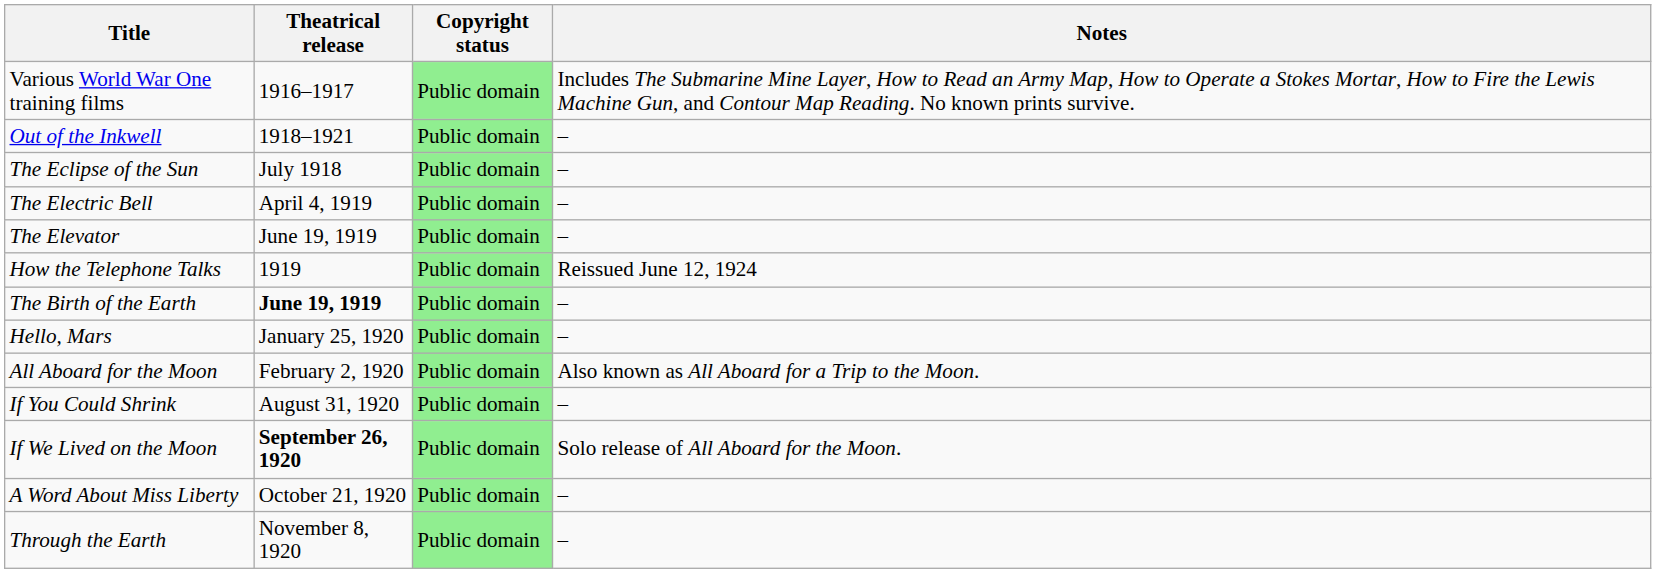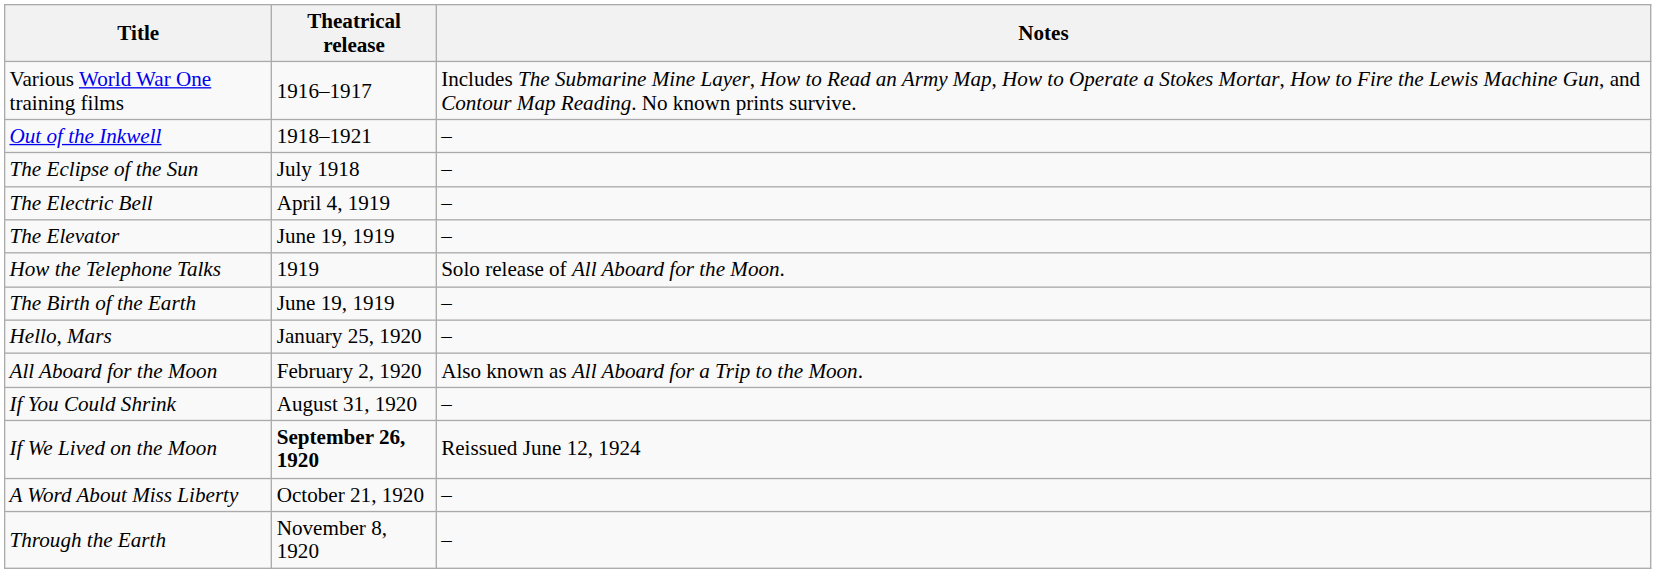- column: (482, 33)
(657, 269) Reissued June 12, 1924 -> (613, 269) Solo release of All Aboard for the Moon.
(320, 303) bold -> (336, 303) normal
(729, 449) Solo release of All Aboard for the Moon. -> (541, 449) Reissued June 12, 1924
